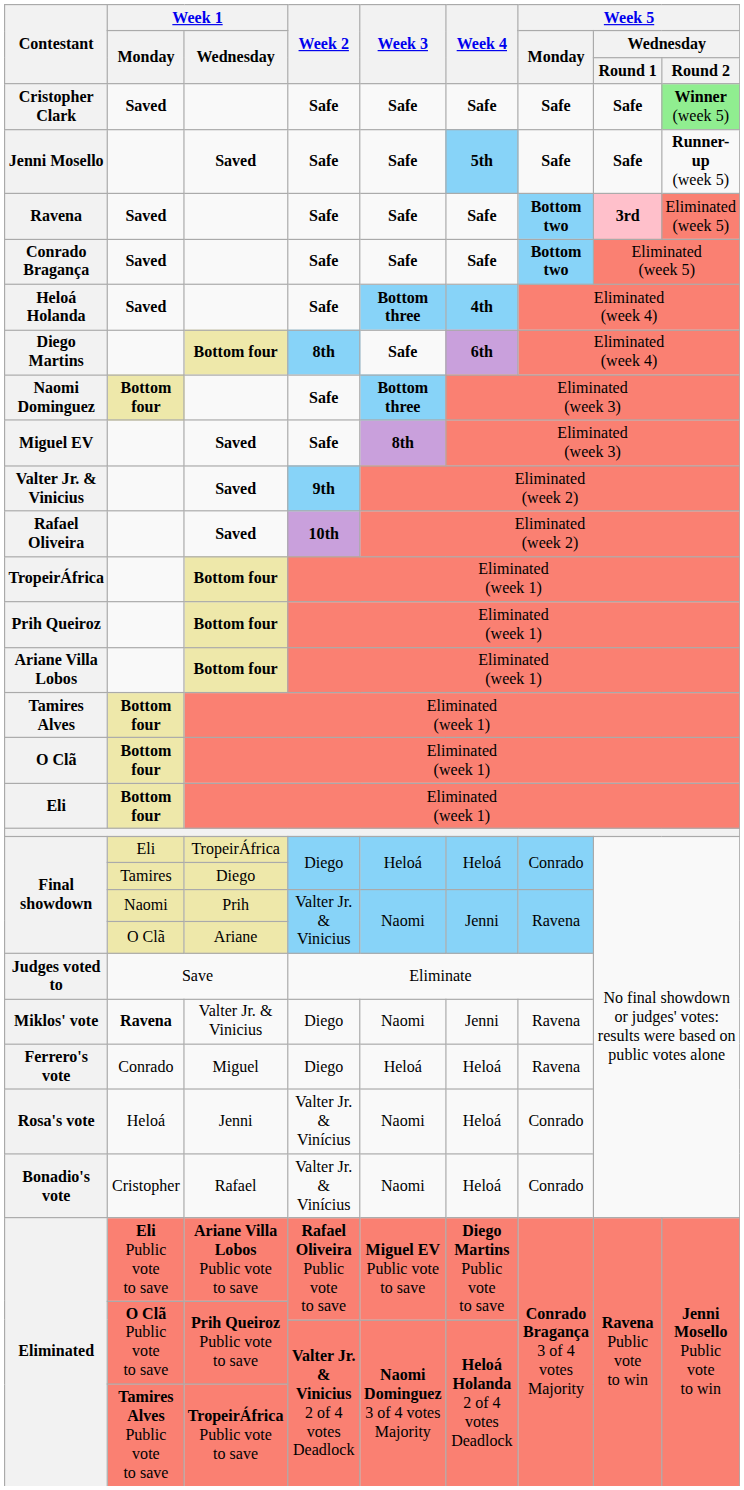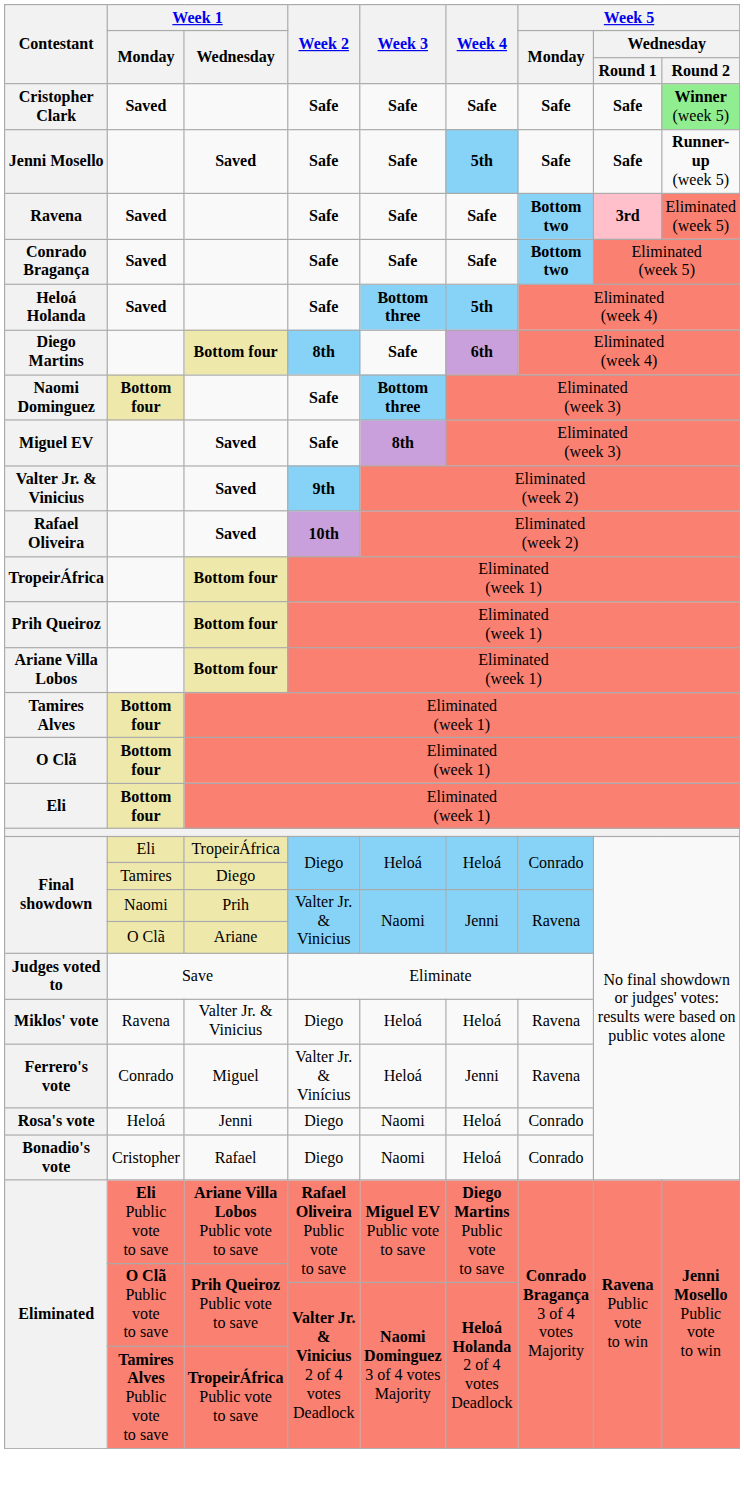(482, 306) 4th -> (482, 306) 5th
(146, 1020) bold -> (146, 1020) normal
(403, 1020) Naomi -> (403, 1020) Heloá
(482, 1020) Jenni -> (482, 1020) Heloá
(324, 1066) Diego -> (324, 1075) Valter Jr. & Vinícius
(482, 1066) Heloá -> (482, 1075) Jenni
(324, 1121) Valter Jr. & Vinícius -> (324, 1121) Diego
(324, 1185) Valter Jr. & Vinícius -> (324, 1156) Diego
